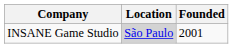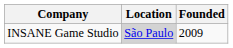(191, 33) 2001 -> (191, 33) 2009
